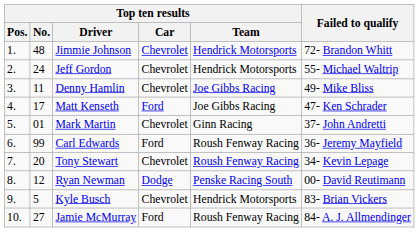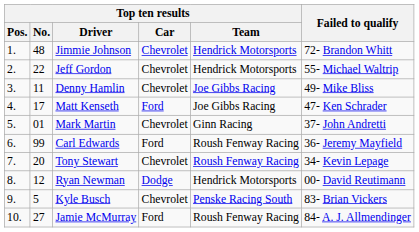(39, 69) 24 -> (39, 69) 22
(243, 180) Penske Racing South -> (245, 180) Hendrick Motorsports
(245, 198) Hendrick Motorsports -> (243, 198) Penske Racing South
